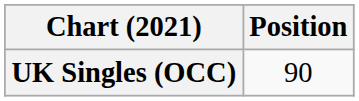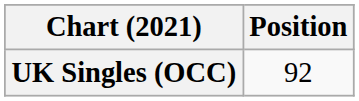(298, 72) 90 -> (298, 72) 92
